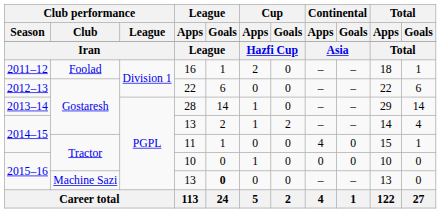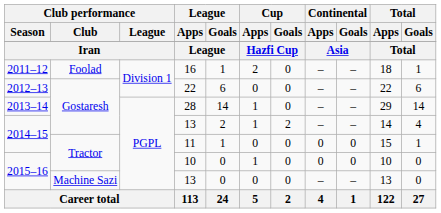(321, 143) 4 -> (321, 143) 0
(223, 180) bold -> (223, 180) normal
